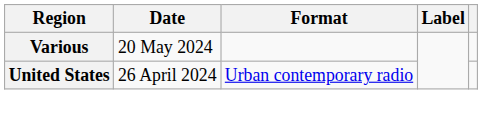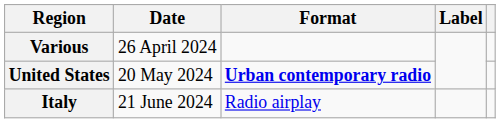(165, 46) 20 May 2024 -> (167, 46) 26 April 2024
(167, 74) 26 April 2024 -> (165, 74) 20 May 2024
(319, 74) normal -> (328, 74) bold
+ row: (59, 103)
